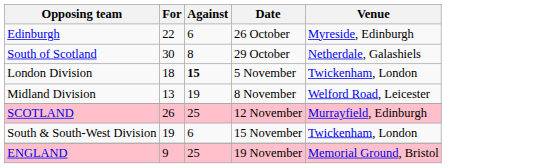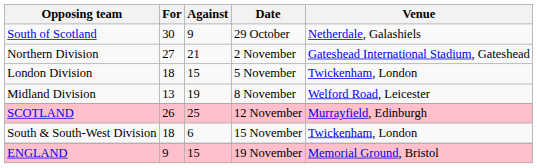- row: (33, 34)
(190, 53) 8 -> (190, 34) 9
+ row: (53, 53)
(194, 73) bold -> (194, 73) normal
(168, 133) 19 -> (168, 133) 18
(194, 152) 25 -> (194, 152) 15
